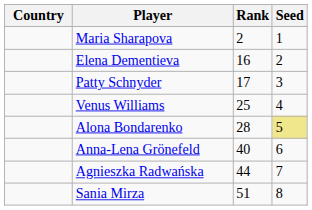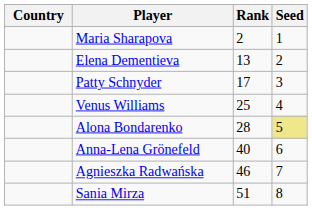(243, 60) 16 -> (243, 60) 13
(243, 171) 44 -> (243, 171) 46
